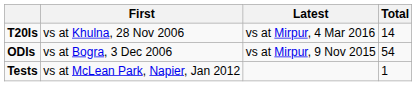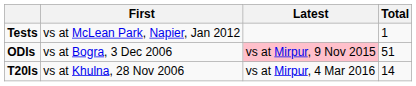rows swapped: (22, 71) <-> (22, 33)
(311, 52) no background -> (311, 52) pink background
(388, 52) 54 -> (388, 52) 51
